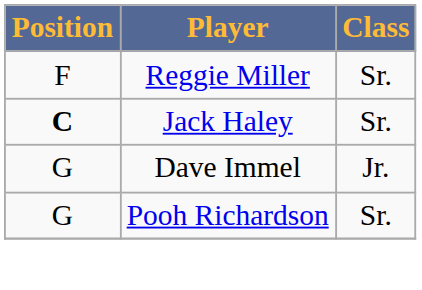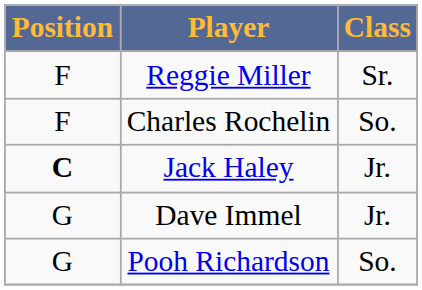+ row: (228, 121)
(376, 121) Sr. -> (377, 167) Jr.
(376, 214) Sr. -> (377, 261) So.
